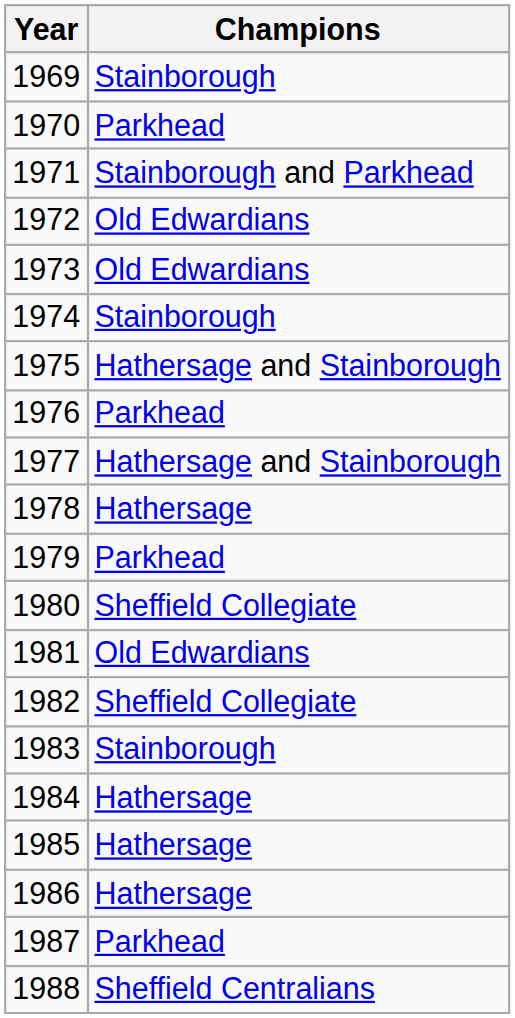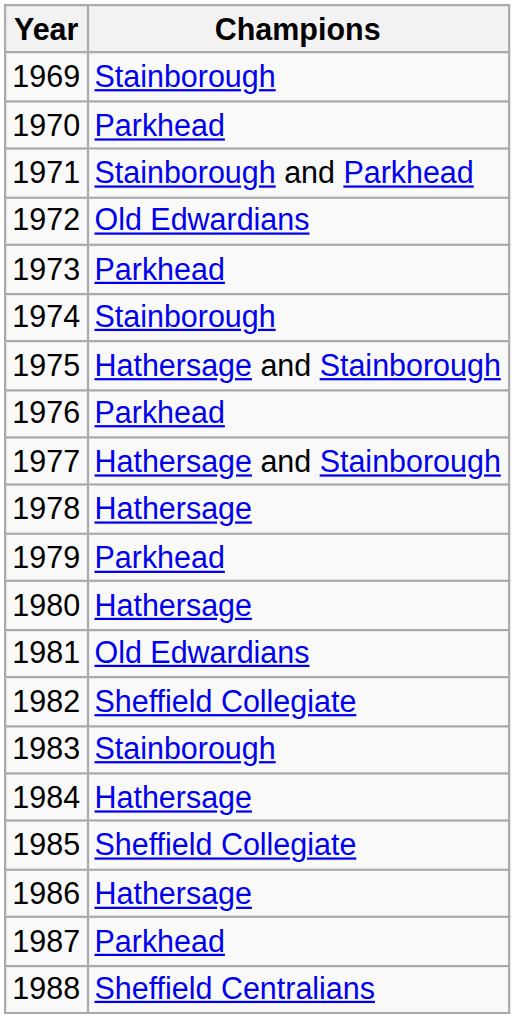(202, 269) Old Edwardians -> (160, 269) Parkhead
(225, 605) Sheffield Collegiate -> (173, 605) Hathersage
(173, 845) Hathersage -> (225, 845) Sheffield Collegiate
